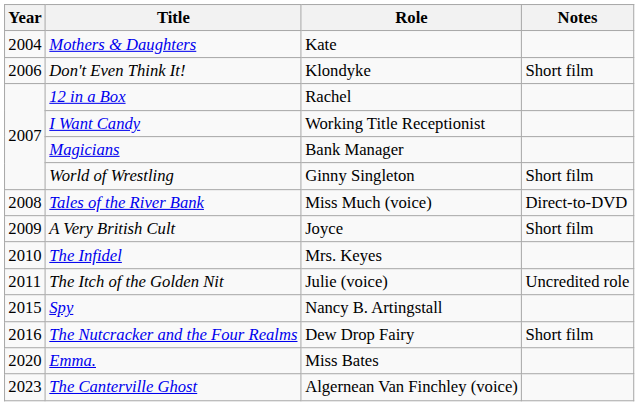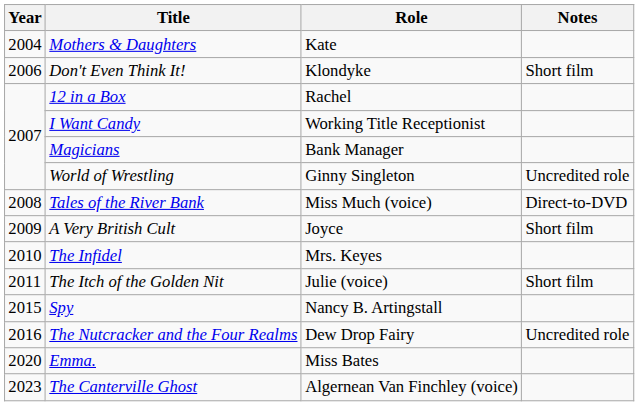(560, 176) Short film -> (578, 176) Uncredited role
(578, 281) Uncredited role -> (560, 281) Short film
(560, 334) Short film -> (578, 334) Uncredited role
